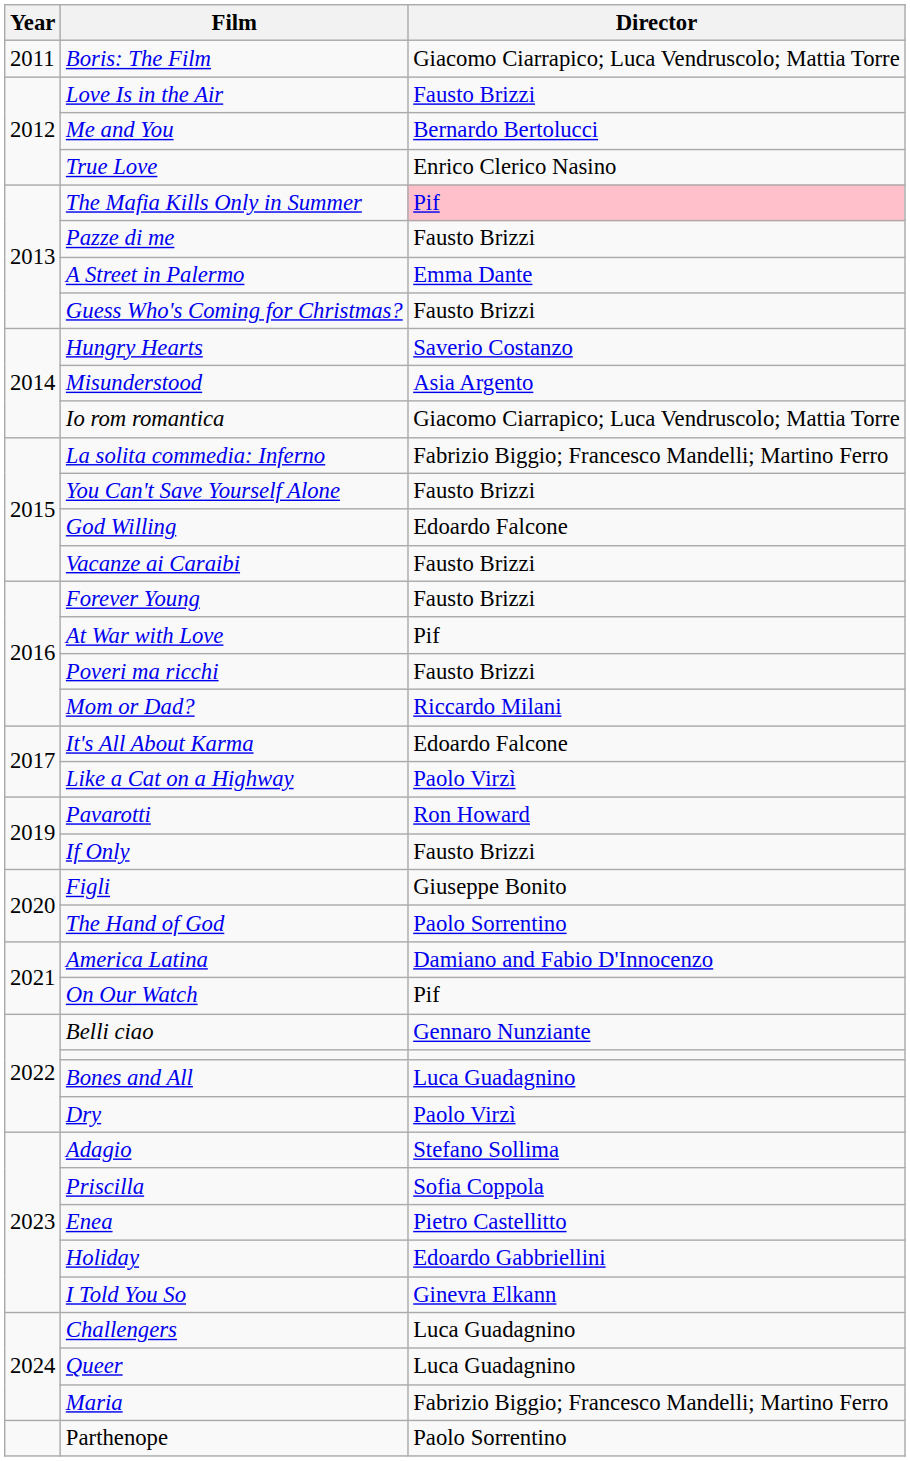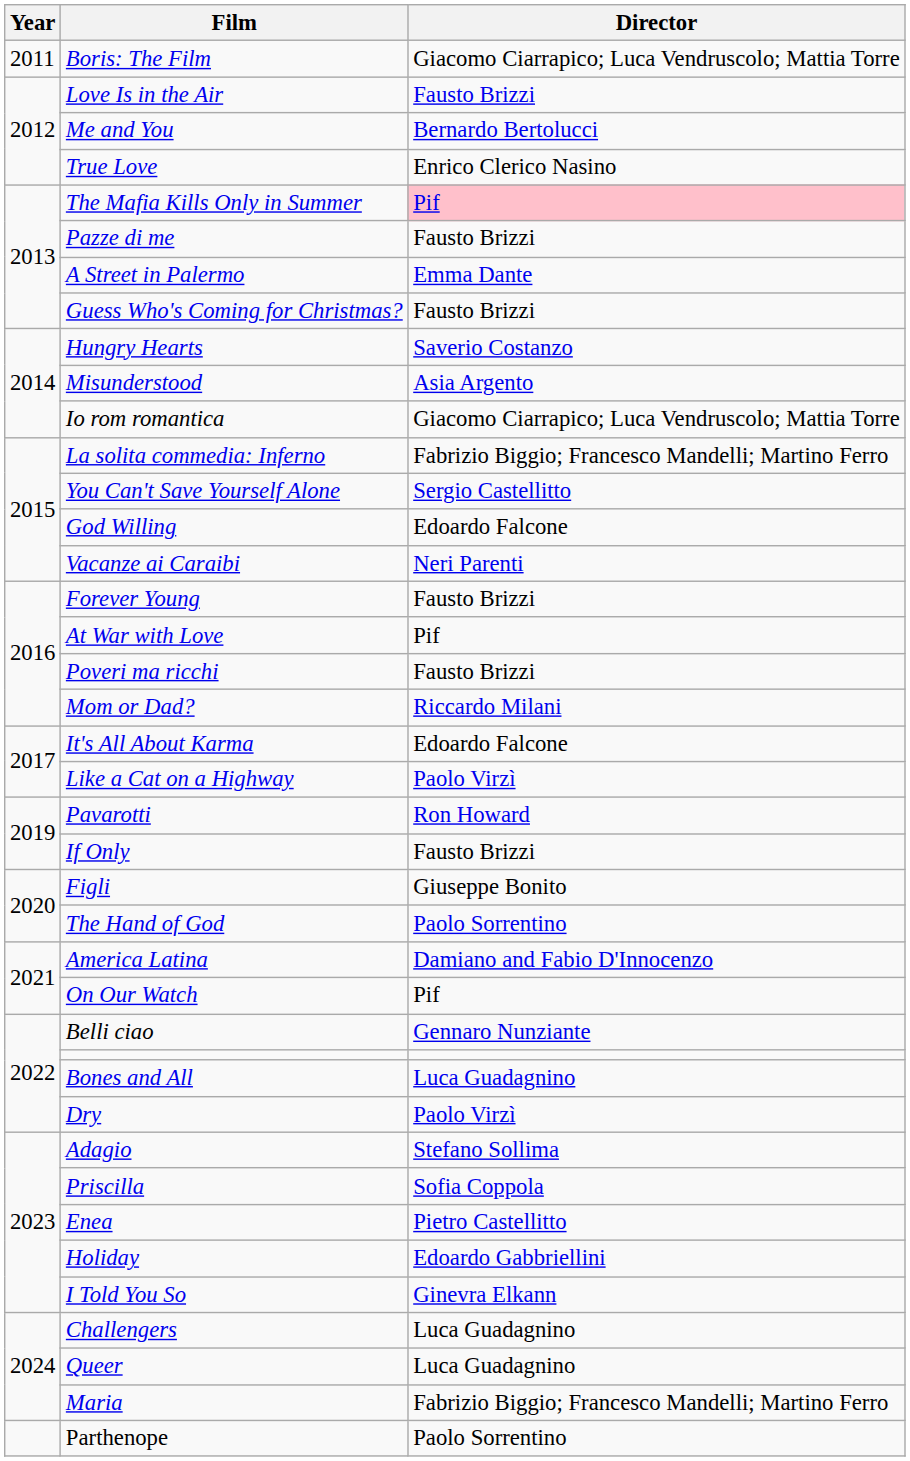(474, 490) Fausto Brizzi -> (492, 490) Sergio Castellitto
(474, 563) Fausto Brizzi -> (468, 563) Neri Parenti
